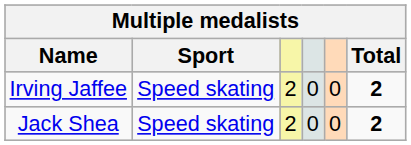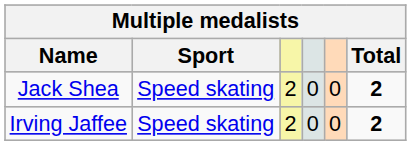rows swapped: (68, 90) <-> (68, 124)
